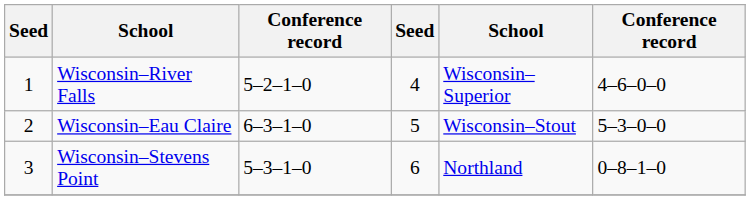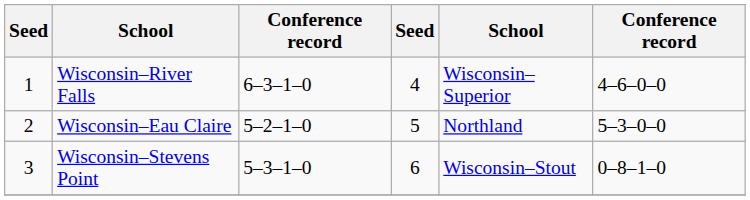(277, 83) 5–2–1–0 -> (277, 83) 6–3–1–0
(277, 125) 6–3–1–0 -> (277, 125) 5–2–1–0
(510, 125) Wisconsin–Stout -> (483, 125) Northland
(483, 167) Northland -> (510, 167) Wisconsin–Stout
